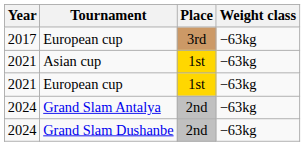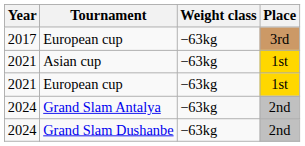columns swapped: (197, 15) <-> (258, 15)
